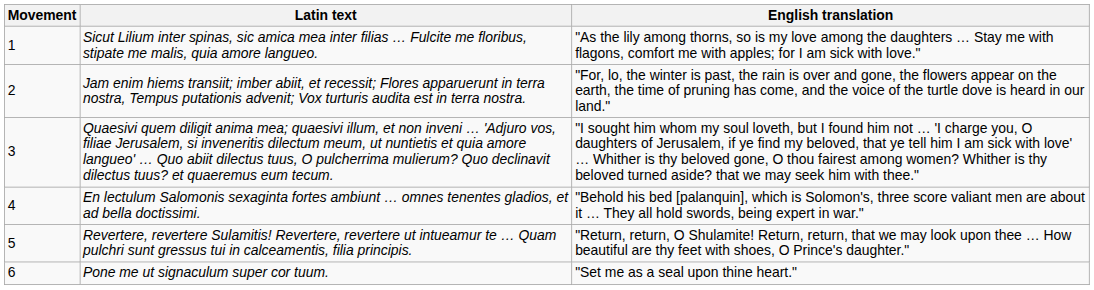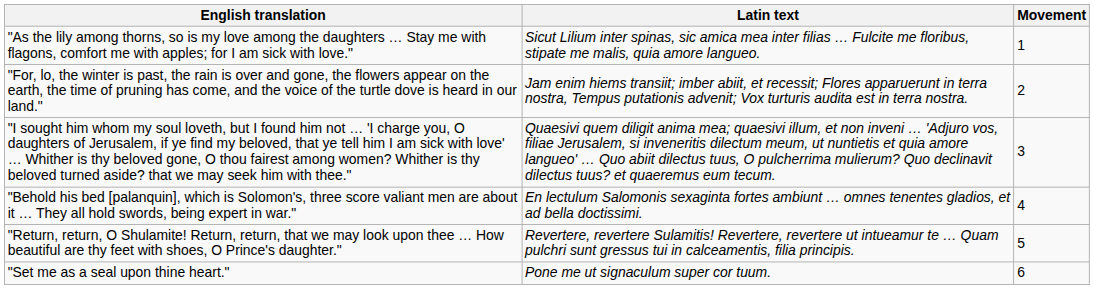columns swapped: (42, 15) <-> (831, 15)
